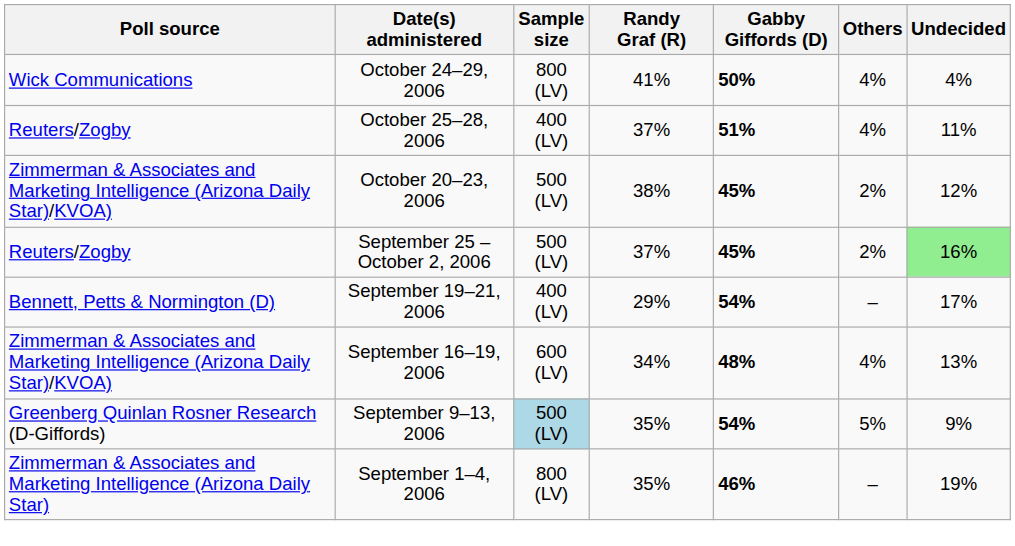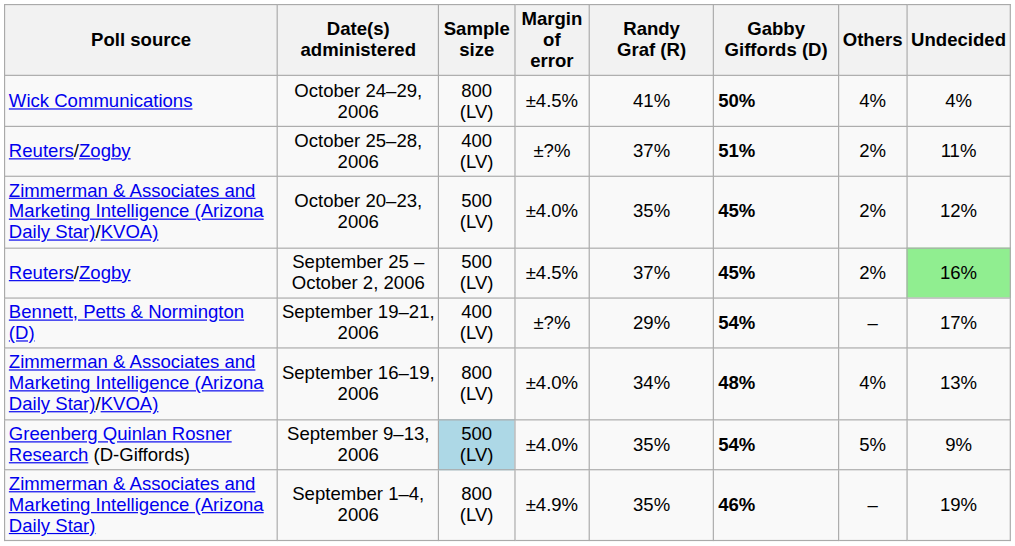+ column: (552, 40)
(873, 130) 4% -> (873, 151) 2%
(652, 191) 38% -> (652, 211) 35%
(551, 362) 600 (LV) -> (477, 383) 800 (LV)
